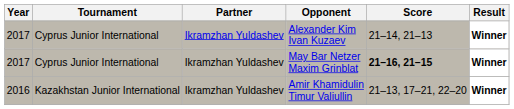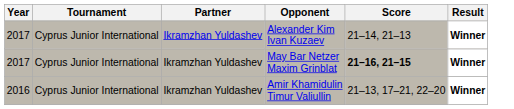(107, 91) Kazakhstan Junior International -> (97, 91) Cyprus Junior International
